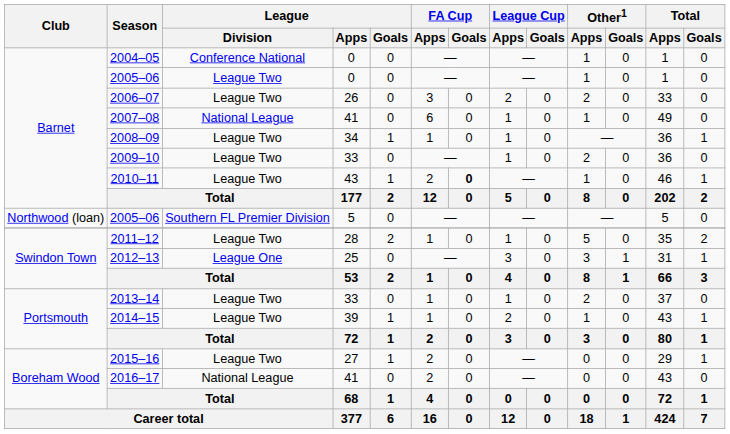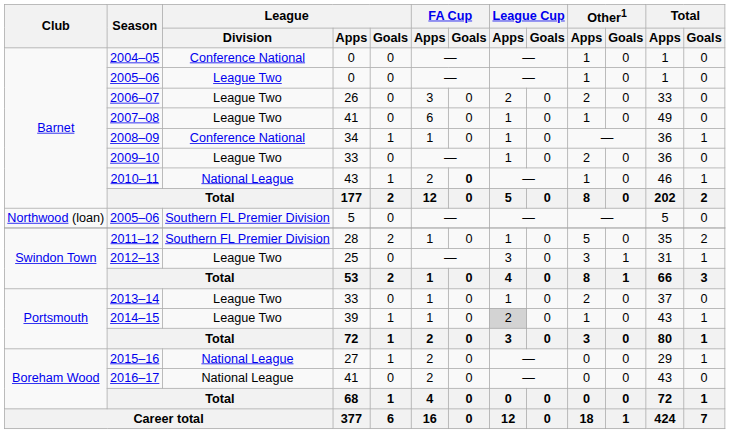(247, 118) National League -> (247, 118) League Two
(247, 138) League Two -> (247, 138) Conference National
(247, 178) League Two -> (247, 178) National League
(247, 238) League Two -> (247, 238) Southern FL Premier Division
(247, 258) League One -> (247, 258) League Two
(508, 318) no background -> (508, 318) lightgrey background
(247, 358) League Two -> (247, 358) National League
